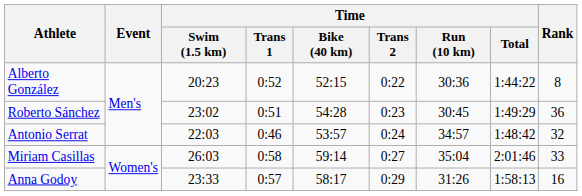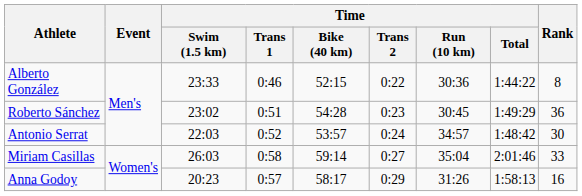(204, 82) 20:23 -> (204, 82) 23:33
(269, 82) 0:52 -> (269, 82) 0:46
(269, 135) 0:46 -> (269, 135) 0:52
(558, 135) 32 -> (558, 135) 30
(204, 179) 23:33 -> (204, 179) 20:23
